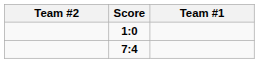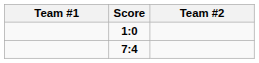columns swapped: (202, 13) <-> (57, 13)
